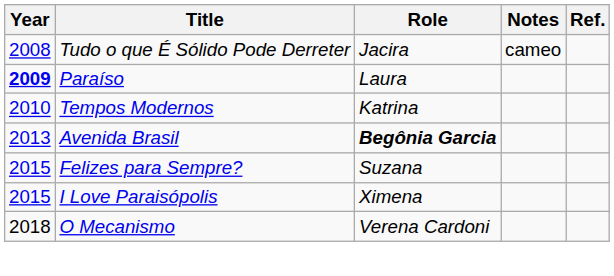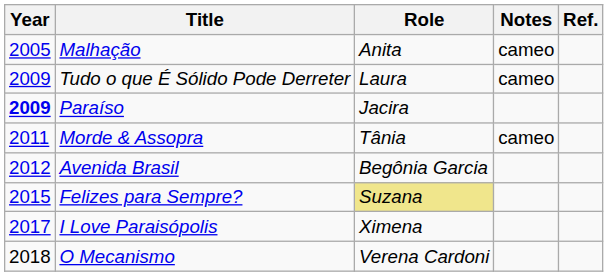+ row: (100, 49)
(30, 49) 2008 -> (30, 79) 2009
(384, 49) Jacira -> (383, 79) Laura
(383, 79) Laura -> (384, 109) Jacira
- row: (137, 109)
+ row: (131, 138)
(30, 138) 2013 -> (30, 168) 2012
(428, 138) bold -> (424, 168) normal
(391, 168) no background -> (391, 197) khaki background
(30, 197) 2015 -> (30, 227) 2017
